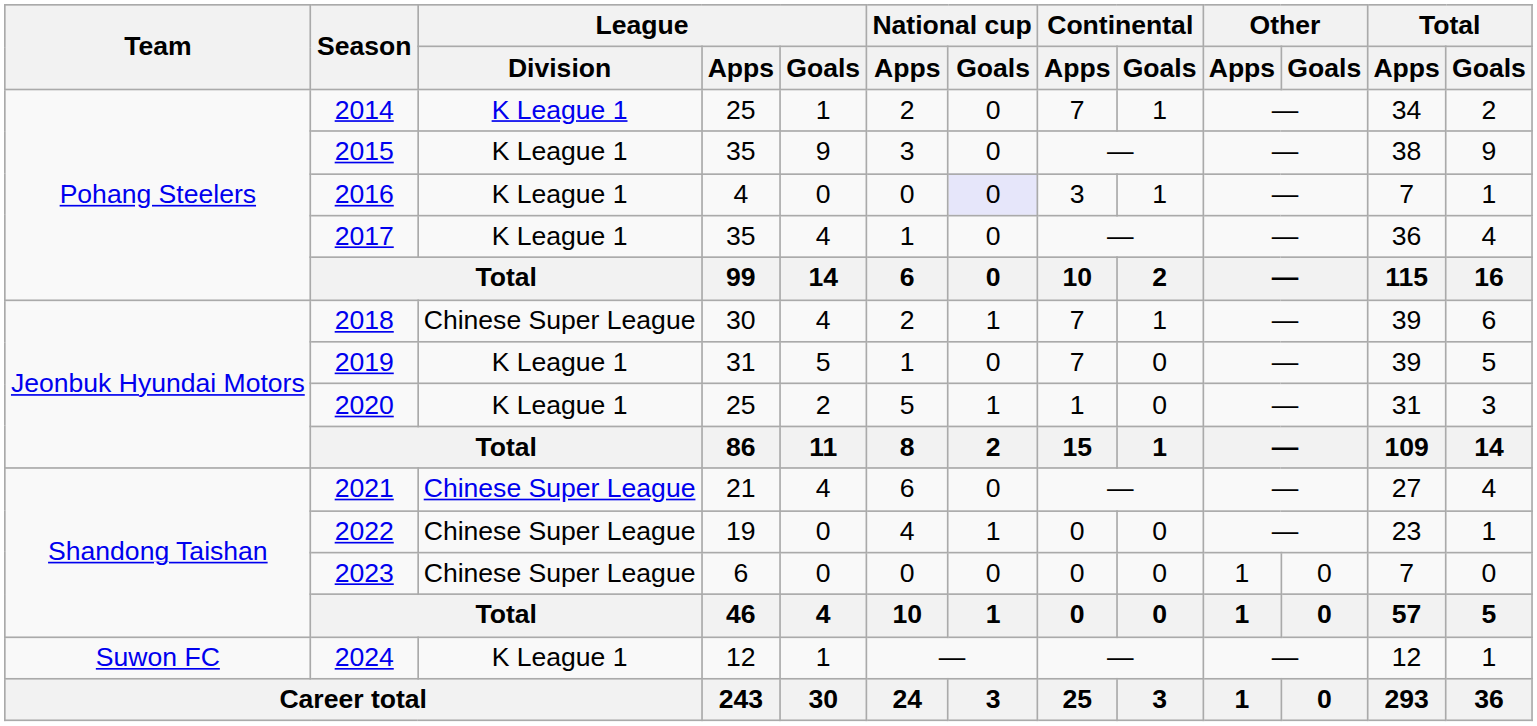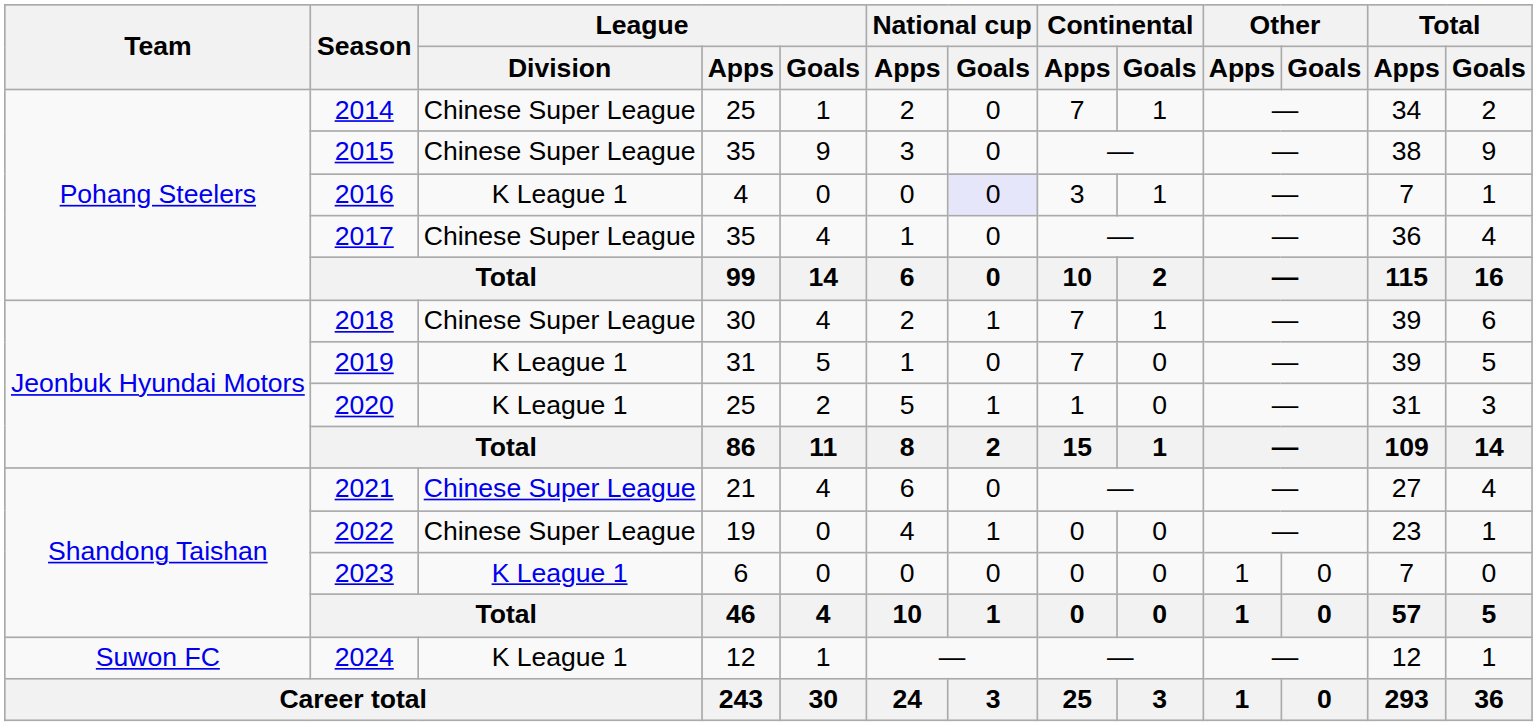(560, 109) K League 1 -> (560, 109) Chinese Super League
(560, 151) K League 1 -> (560, 151) Chinese Super League
(560, 236) K League 1 -> (560, 236) Chinese Super League
(560, 573) Chinese Super League -> (560, 573) K League 1
